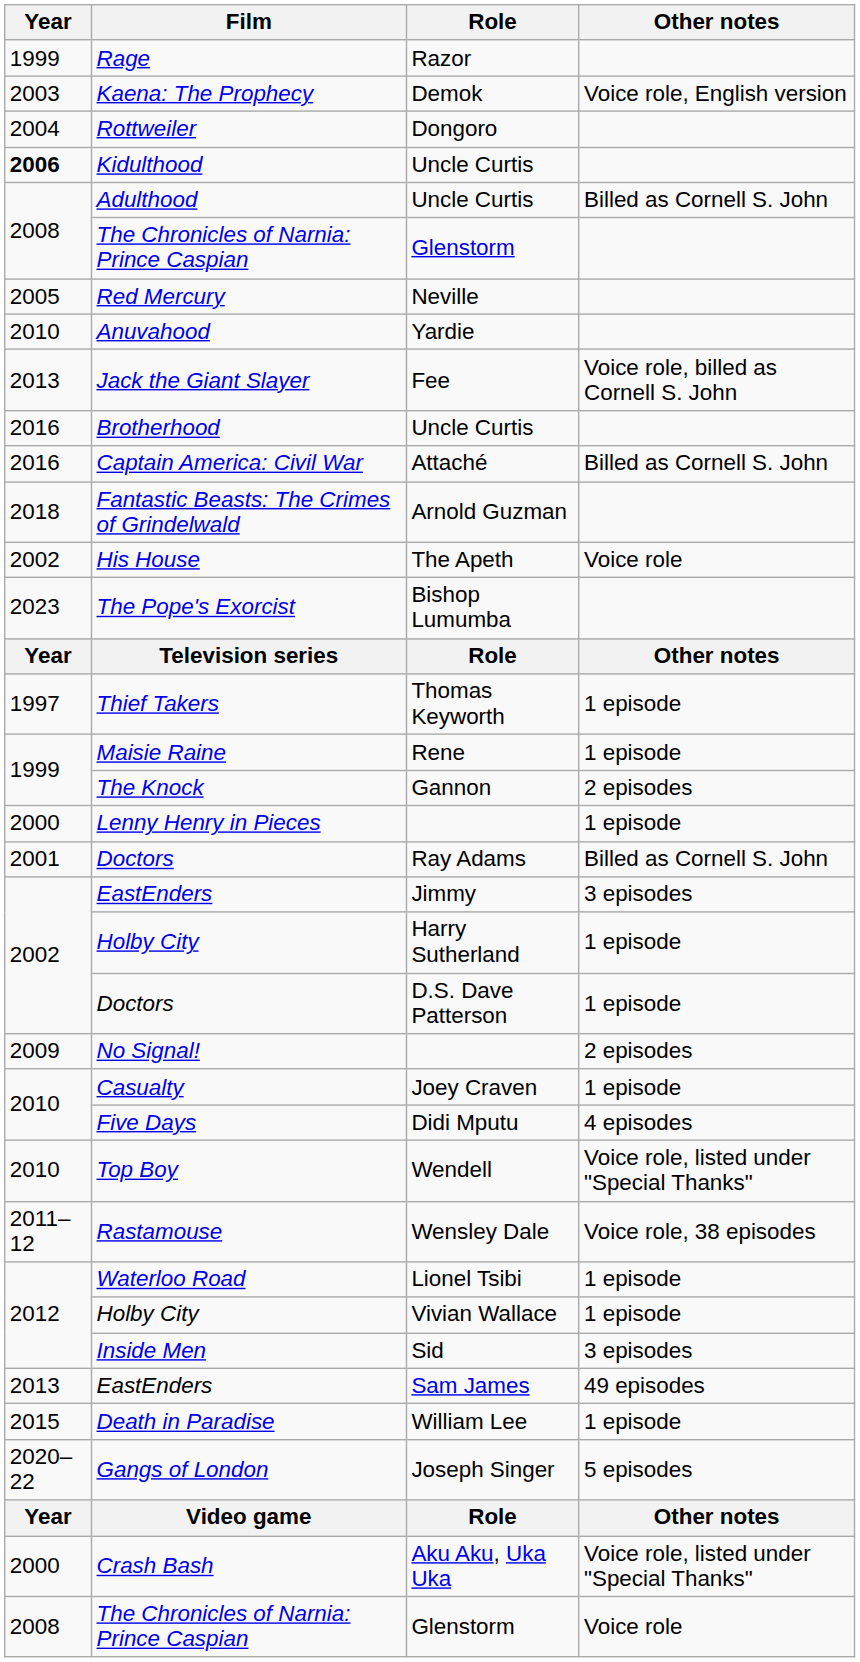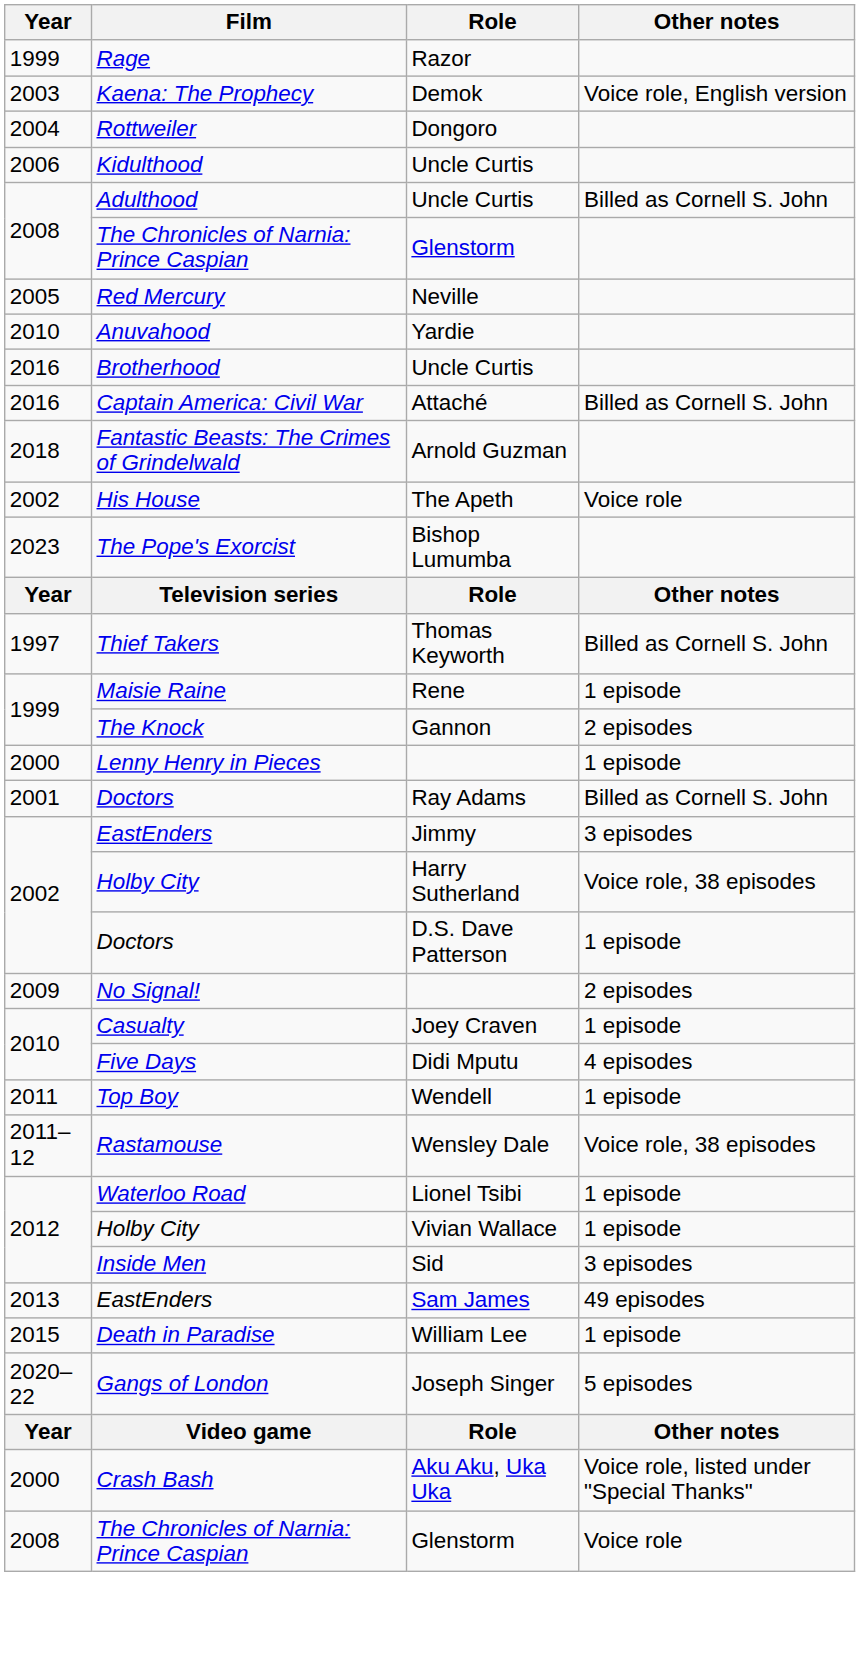(35, 164) bold -> (35, 164) normal
- row: (203, 379)
(633, 704) 1 episode -> (706, 643) Billed as Cornell S. John
(633, 942) 1 episode -> (700, 881) Voice role, 38 episodes
(35, 1170) 2010 -> (34, 1097) 2011
(697, 1170) Voice role, listed under "Special Thanks" -> (633, 1097) 1 episode
